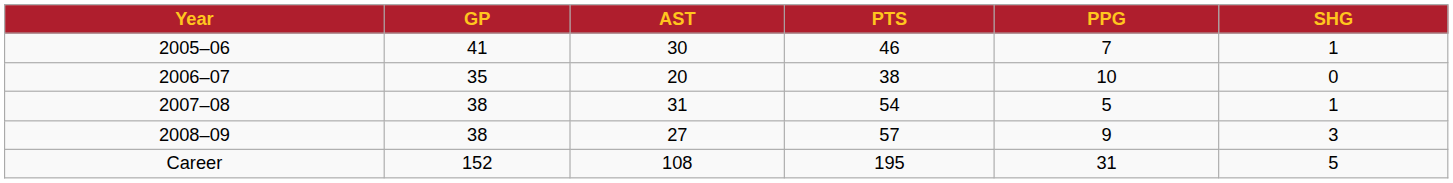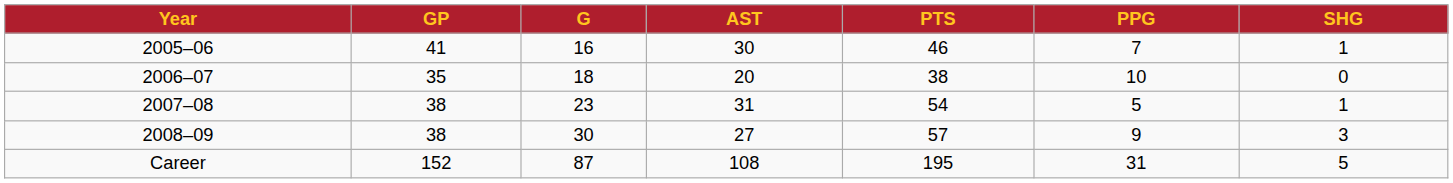+ column: (584, 18)
